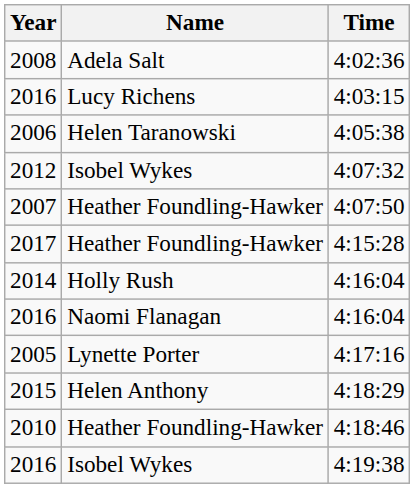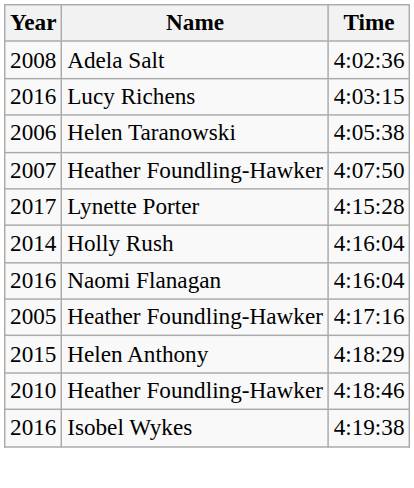- row: (33, 170)
(195, 243) Heather Foundling-Hawker -> (133, 206) Lynette Porter
(133, 354) Lynette Porter -> (195, 317) Heather Foundling-Hawker
